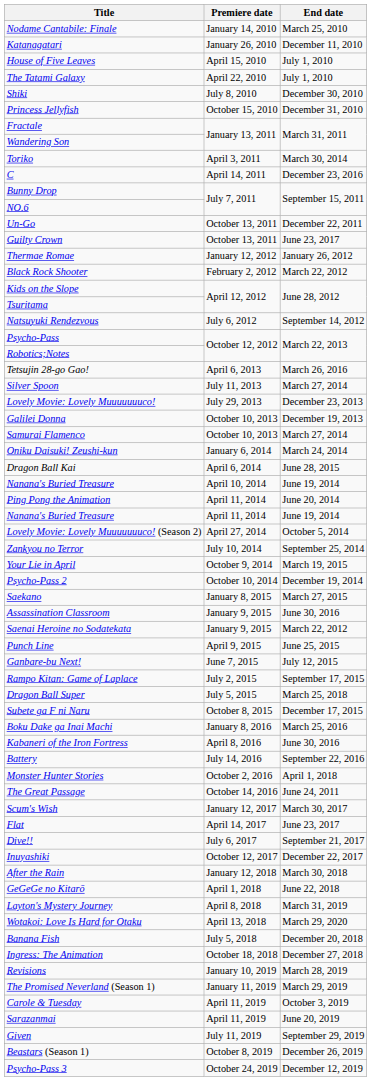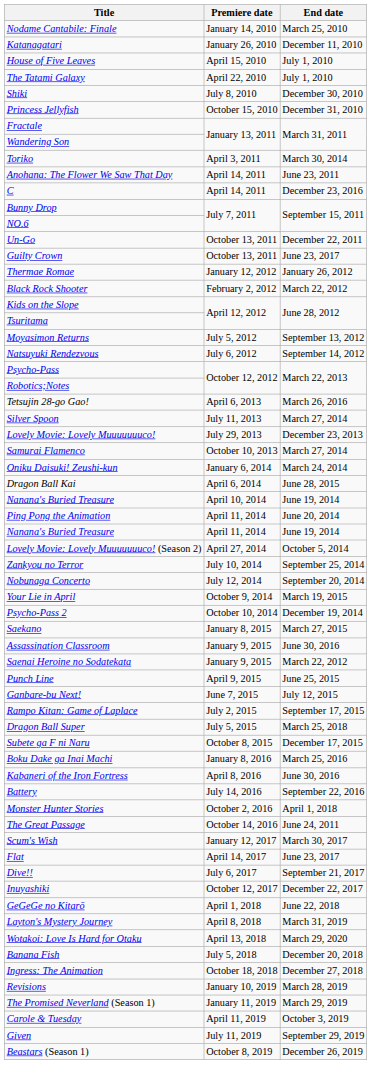+ row: (90, 175)
+ row: (48, 337)
- row: (36, 418)
+ row: (48, 581)
- row: (35, 873)
- row: (31, 1019)
- row: (37, 1068)
